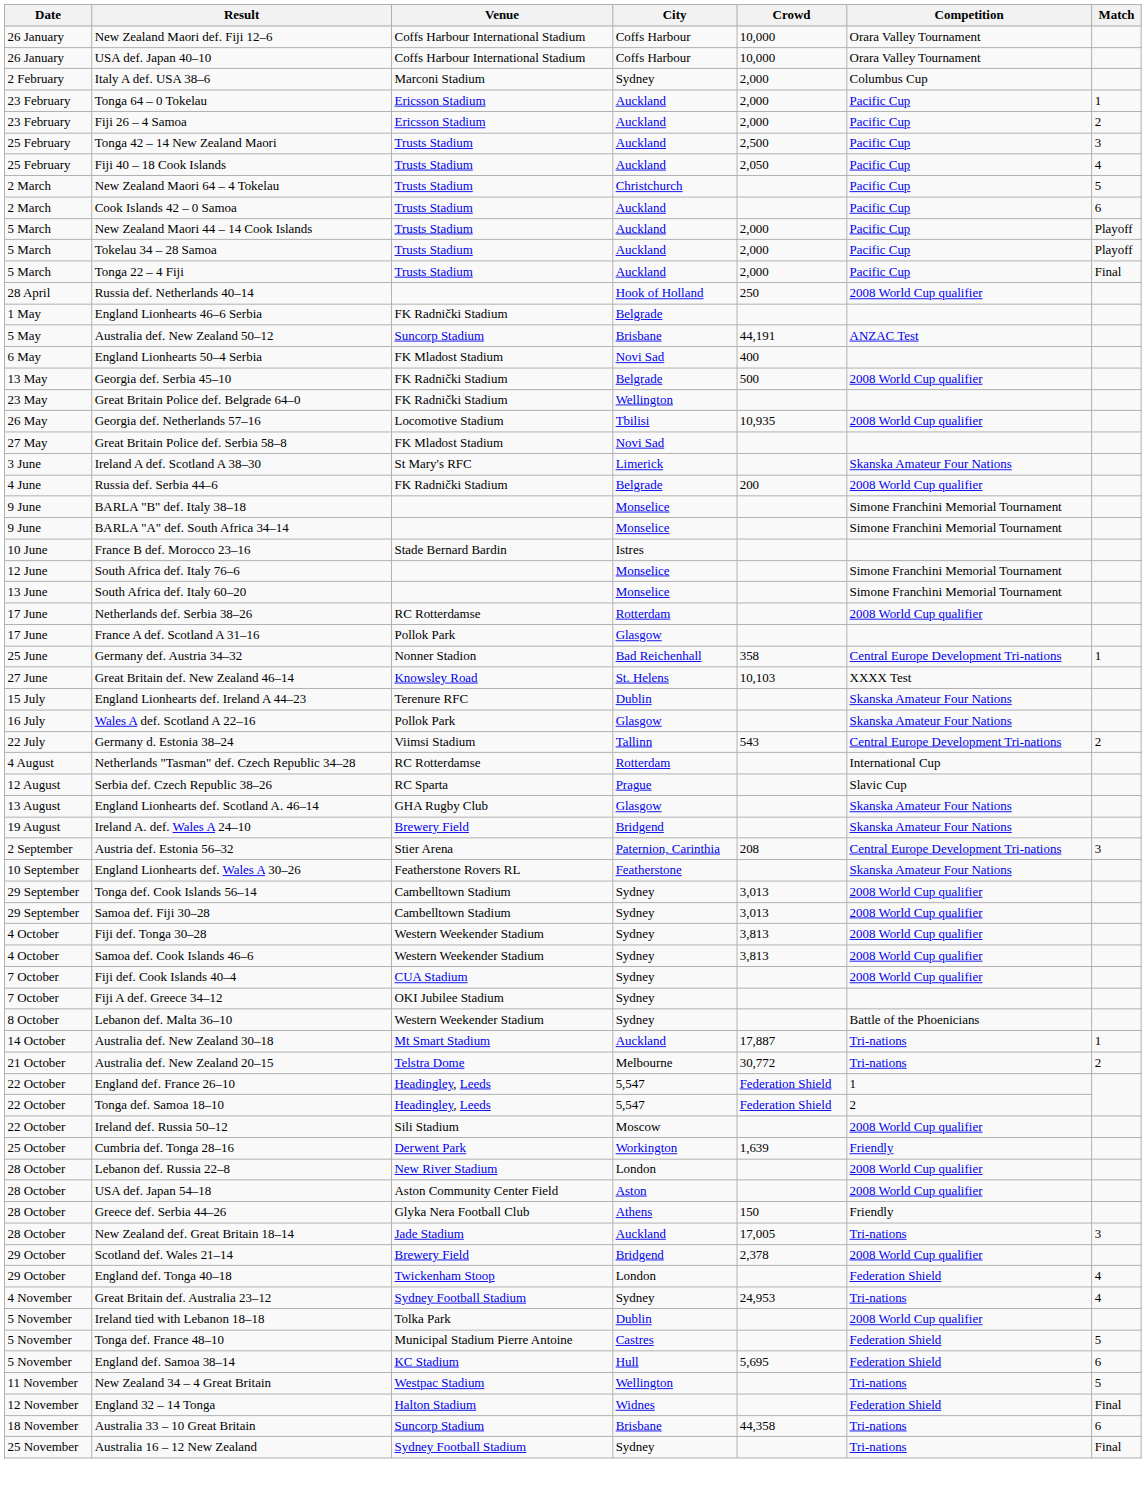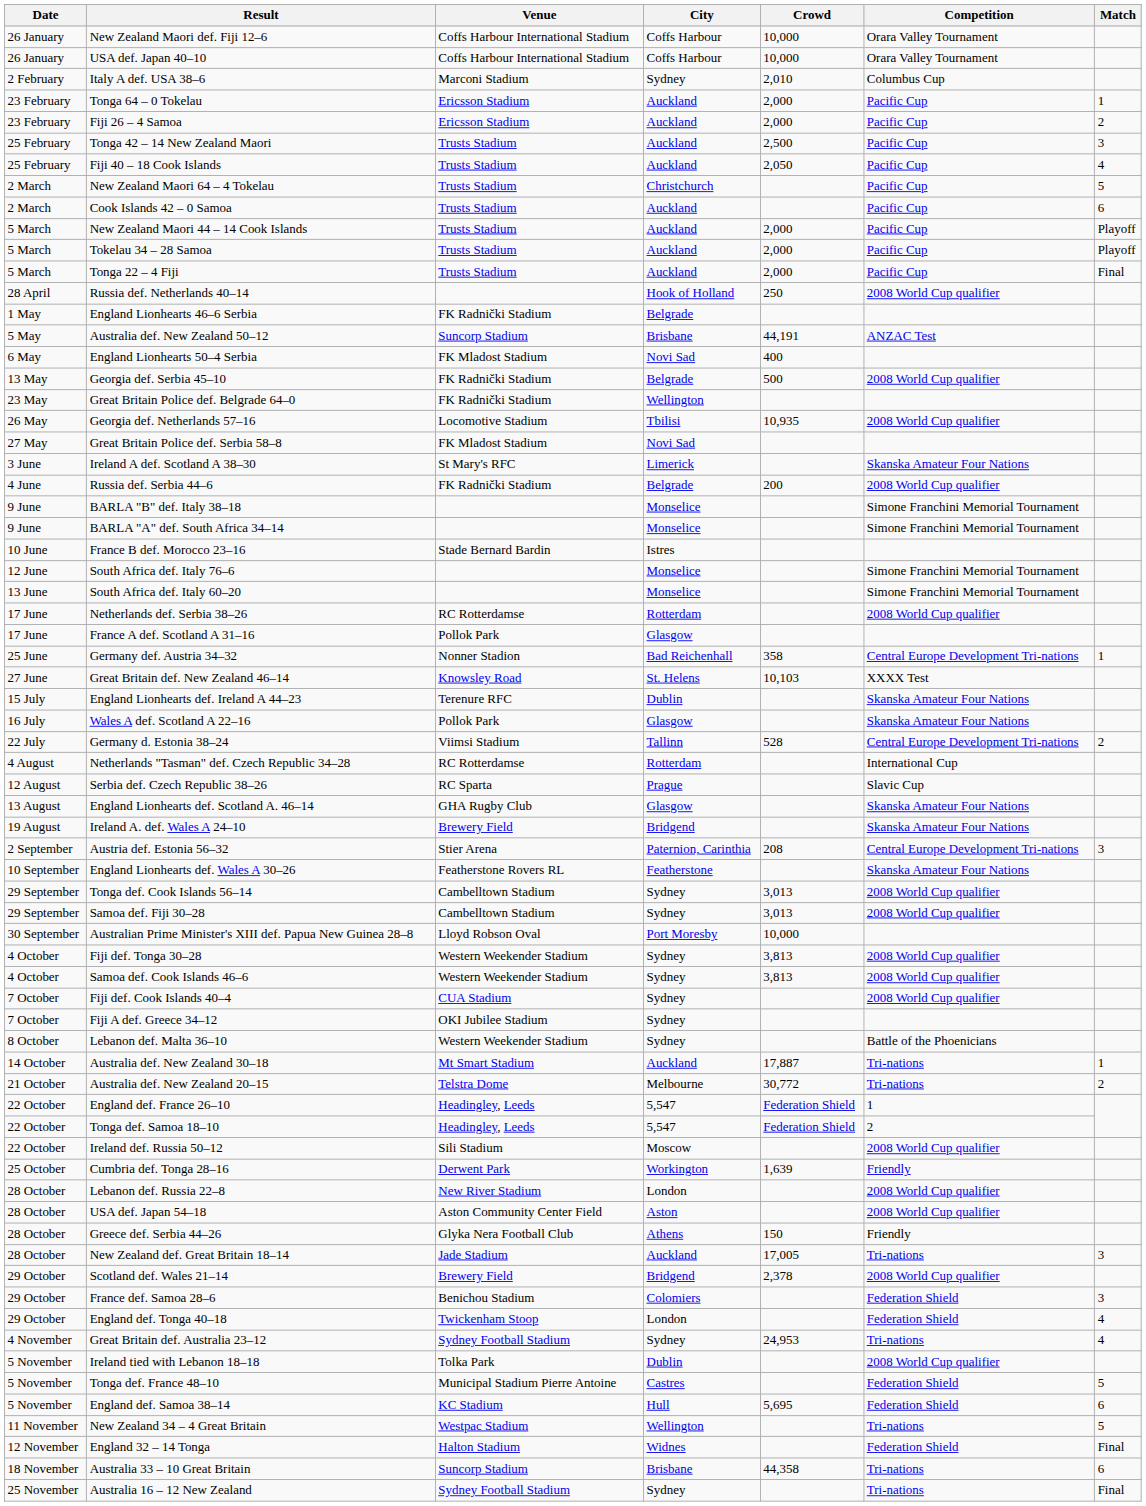(754, 79) 2,000 -> (778, 79) 2,010
(749, 742) 543 -> (773, 742) 528
+ row: (251, 934)
+ row: (153, 1298)
